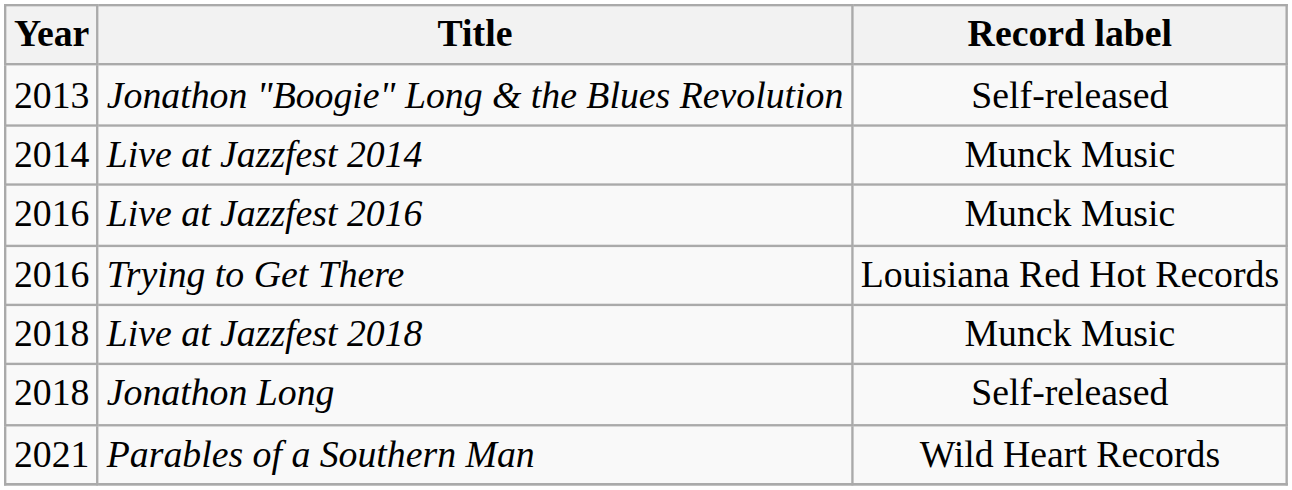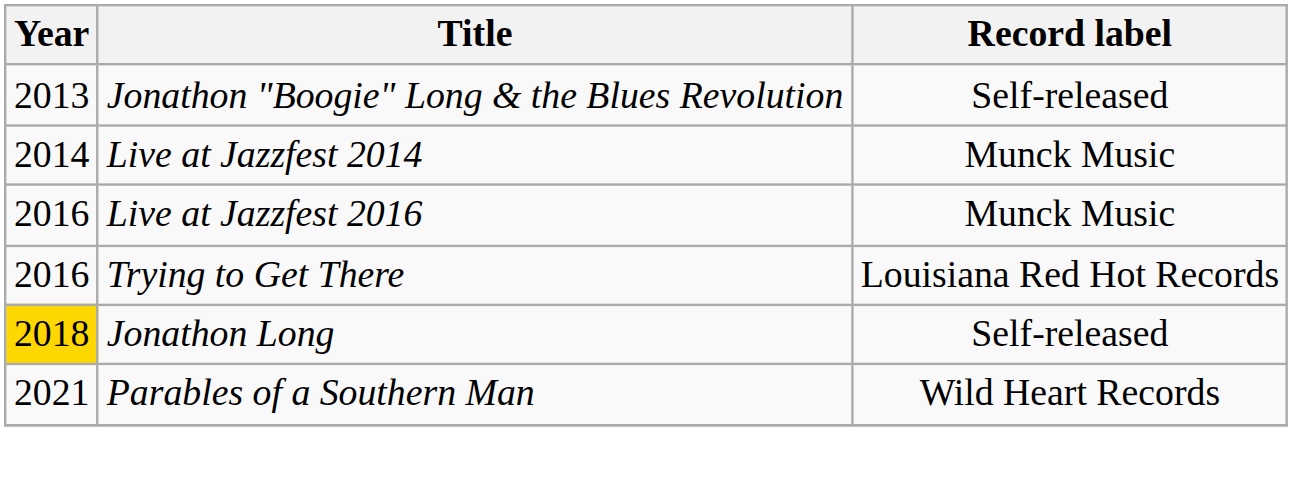- row: (265, 333)
(52, 393) no background -> (52, 333) gold background
